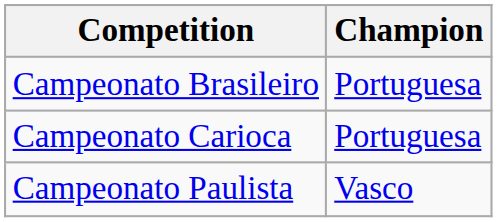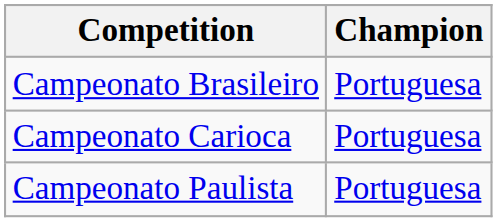(374, 188) Vasco -> (408, 188) Portuguesa
